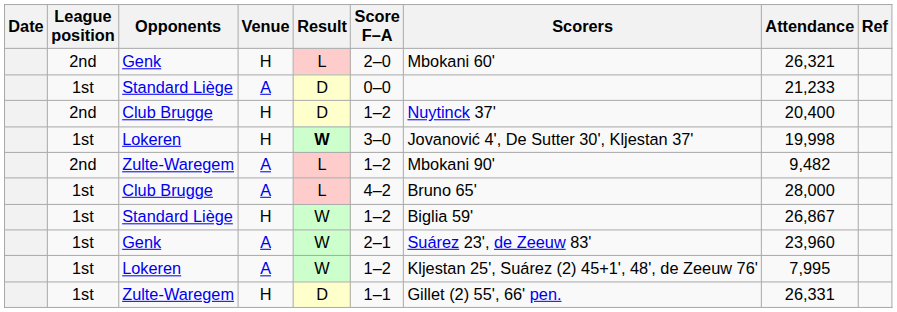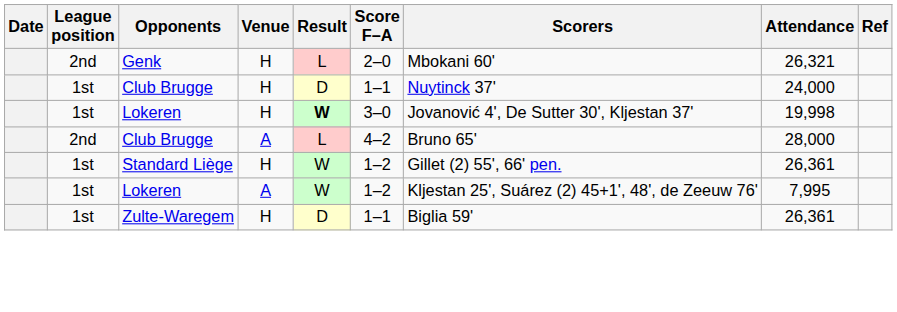- row: (178, 87)
(83, 113) 2nd -> (83, 87) 1st
(377, 113) 1–2 -> (377, 87) 1–1
(810, 113) 20,400 -> (810, 87) 24,000
- row: (178, 165)
(83, 191) 1st -> (83, 139) 2nd
(440, 216) Biglia 59' -> (484, 165) Gillet (2) 55', 66' pen.
(810, 216) 26,867 -> (810, 165) 26,361
- row: (142, 242)
(484, 294) Gillet (2) 55', 66' pen. -> (440, 216) Biglia 59'
(810, 294) 26,331 -> (810, 216) 26,361
